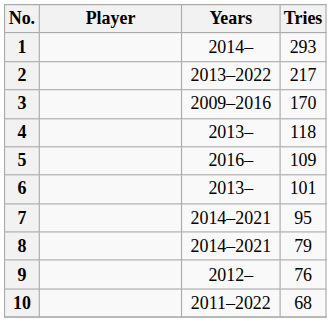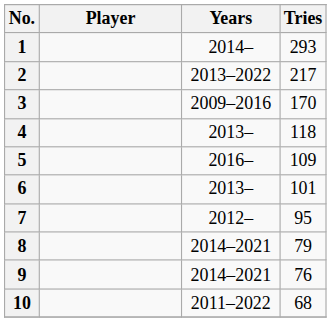(231, 217) 2014–2021 -> (231, 217) 2012–
(231, 274) 2012– -> (231, 274) 2014–2021
